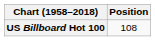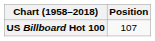(129, 28) 108 -> (129, 28) 107
